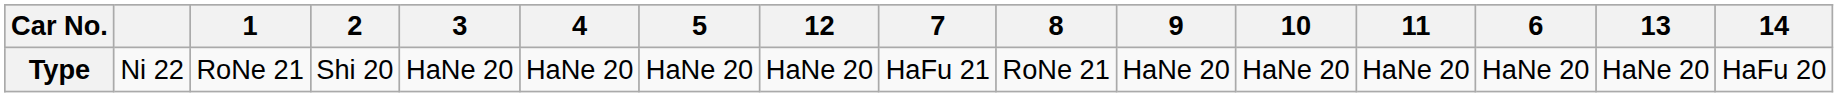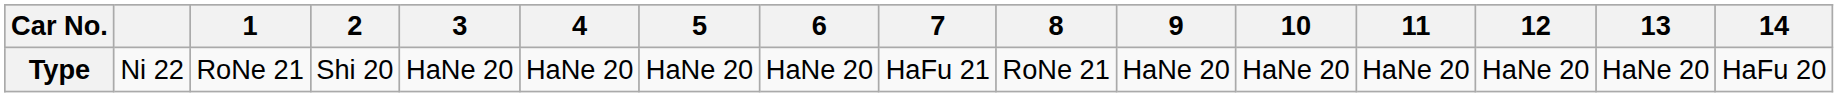columns swapped: (1536, 26) <-> (819, 26)
